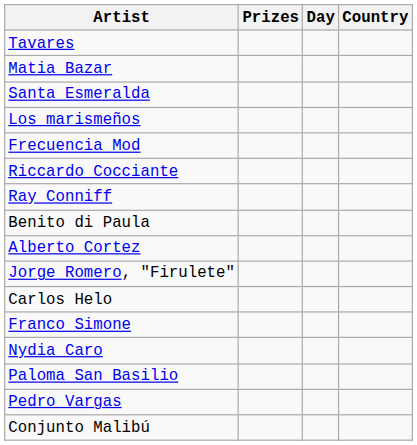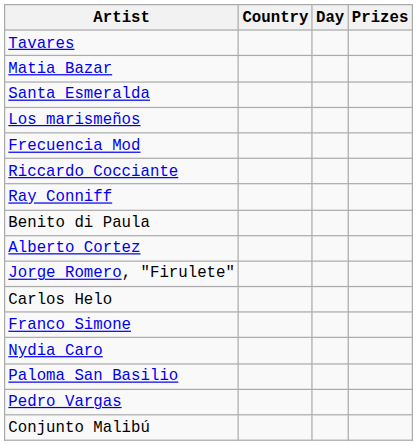columns swapped: (375, 17) <-> (271, 17)
